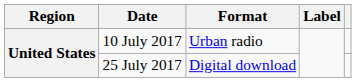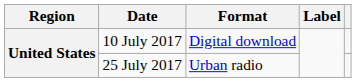(226, 41) Urban radio -> (243, 41) Digital download
(243, 65) Digital download -> (226, 65) Urban radio
